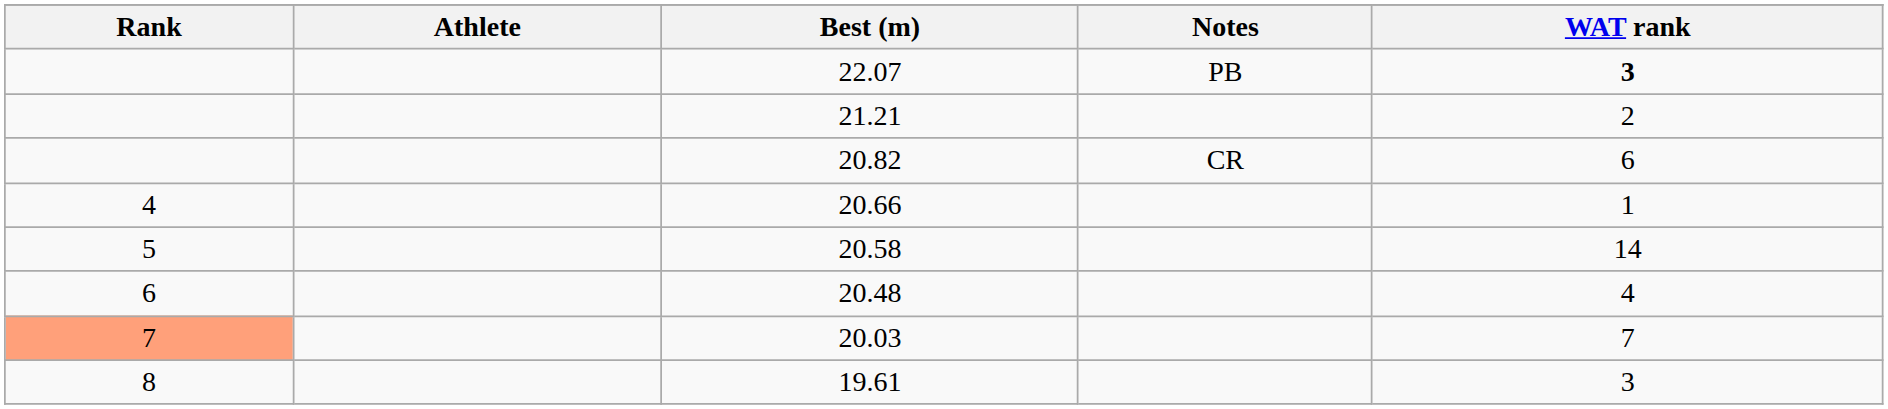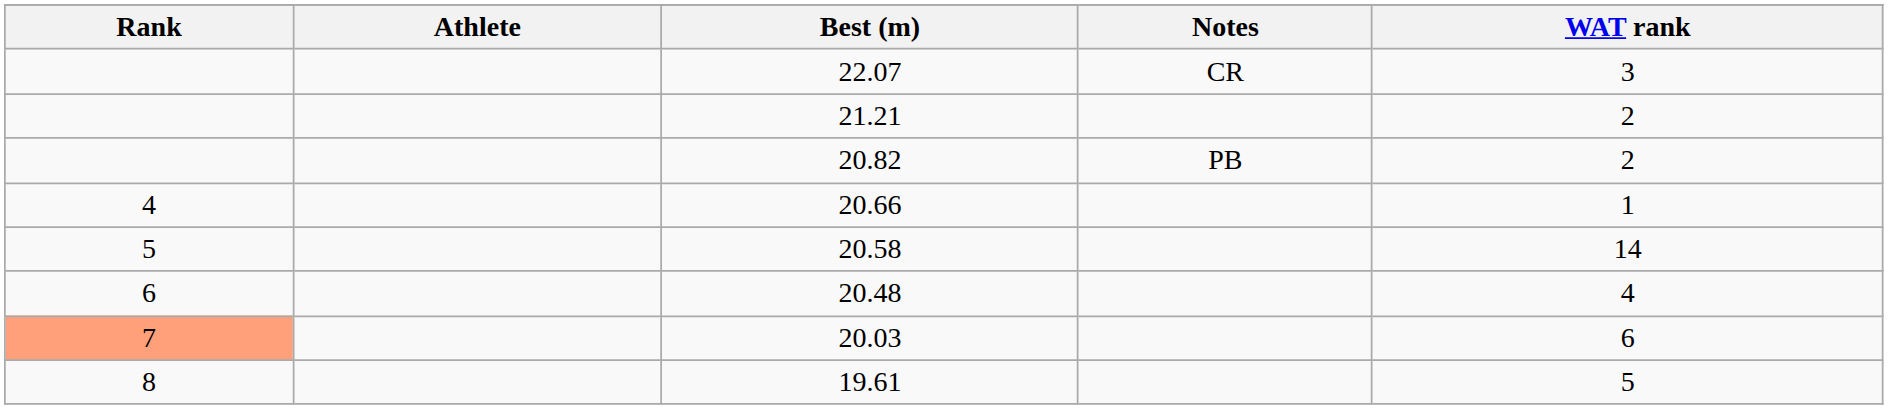(1225, 71) PB -> (1225, 71) CR
(1628, 71) bold -> (1628, 71) normal
(1225, 159) CR -> (1225, 159) PB
(1628, 159) 6 -> (1628, 159) 2
(1628, 337) 7 -> (1628, 337) 6
(1628, 381) 3 -> (1628, 381) 5
